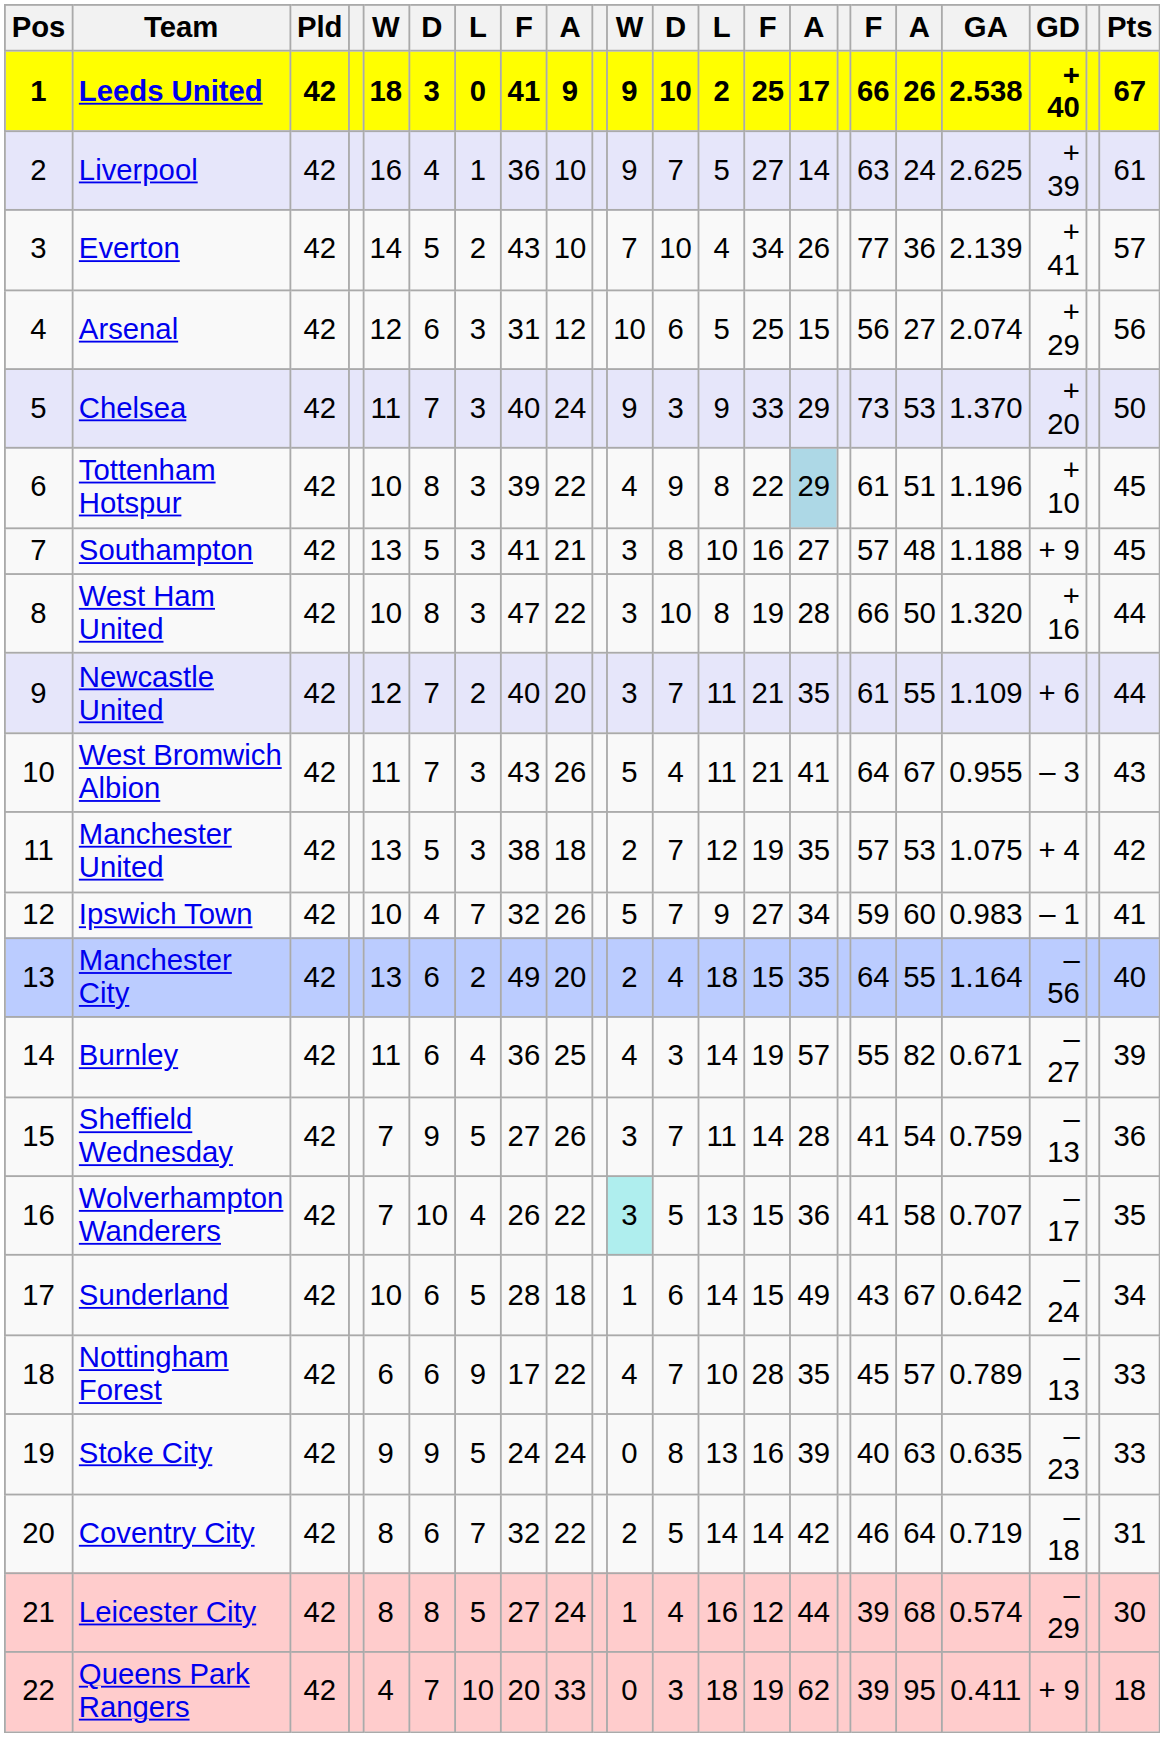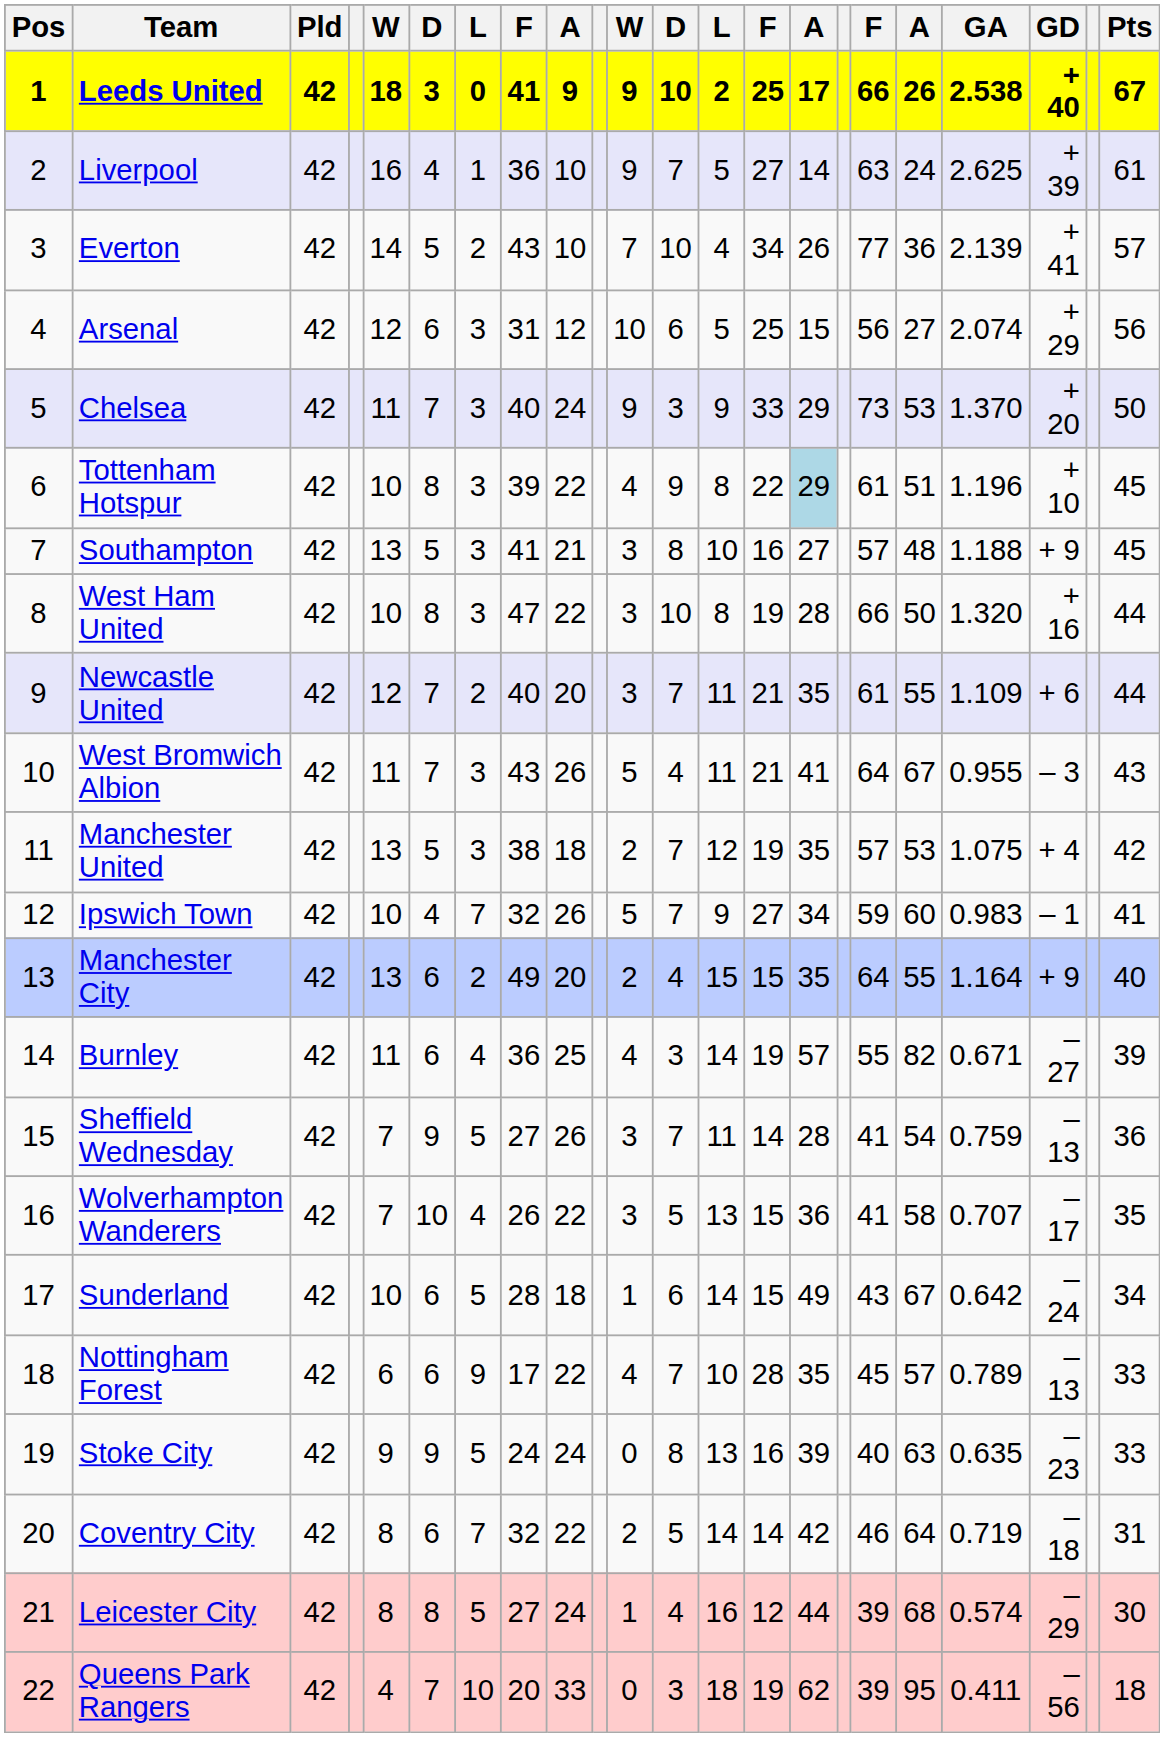(722, 977) 18 -> (722, 977) 15
(1064, 977) – 56 -> (1059, 977) + 9
(630, 1215) paleturquoise background -> (630, 1215) no background
(1059, 1691) + 9 -> (1064, 1691) – 56
